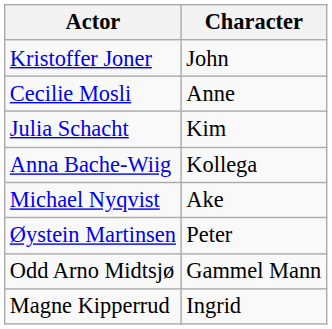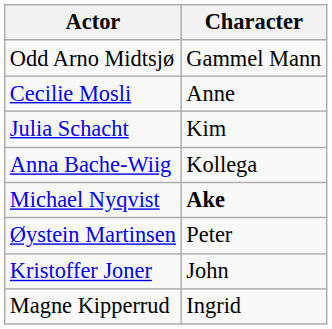rows swapped: (81, 57) <-> (92, 270)
(205, 199) normal -> (206, 199) bold
